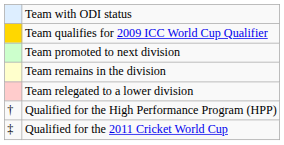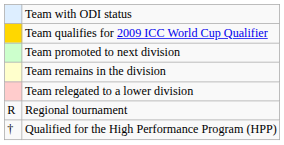+ row: (76, 110)
- row: (126, 129)
